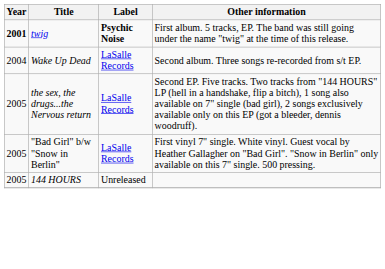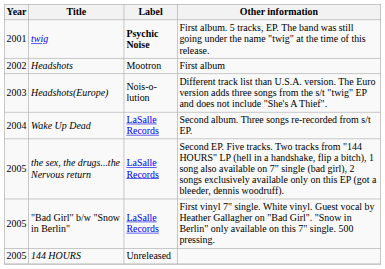(17, 33) bold -> (17, 39) normal
+ row: (52, 66)
+ row: (70, 93)
